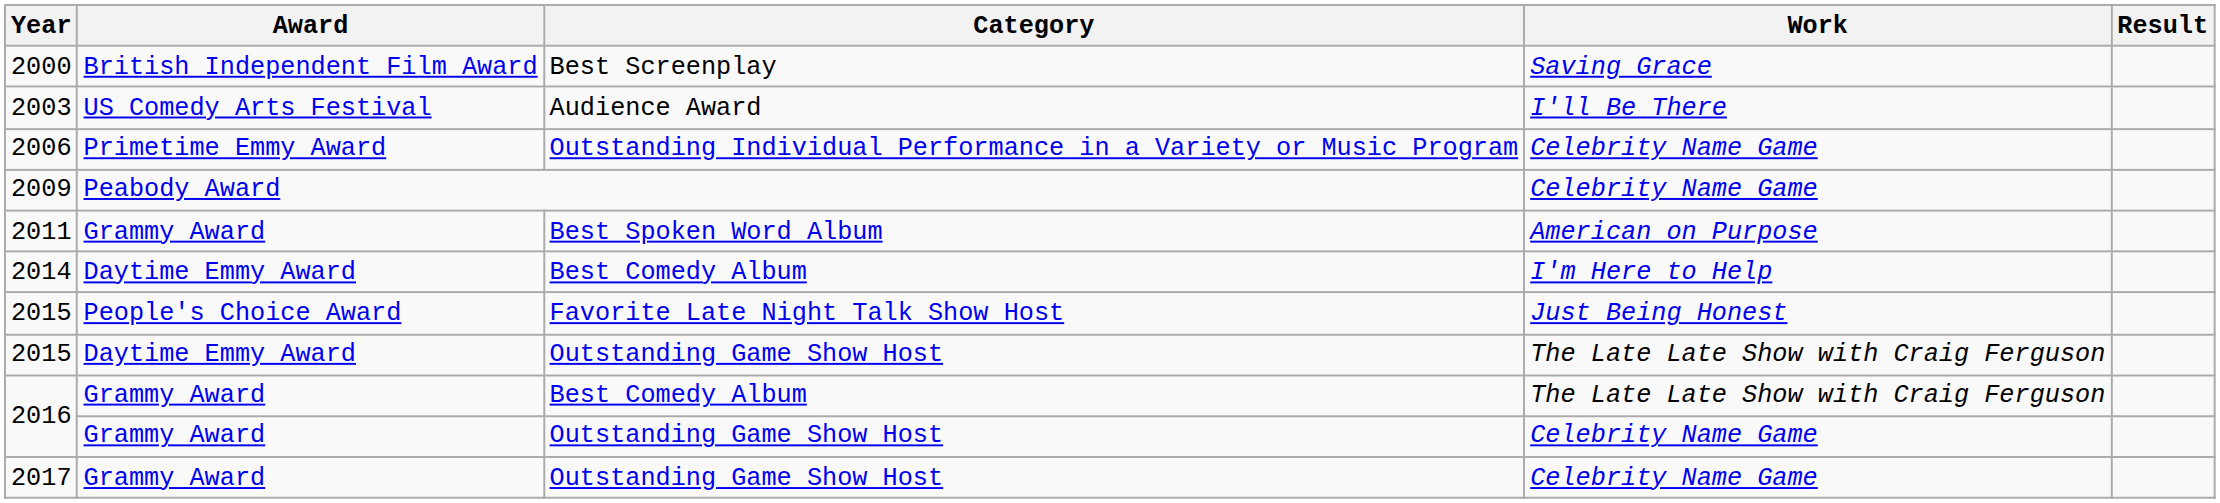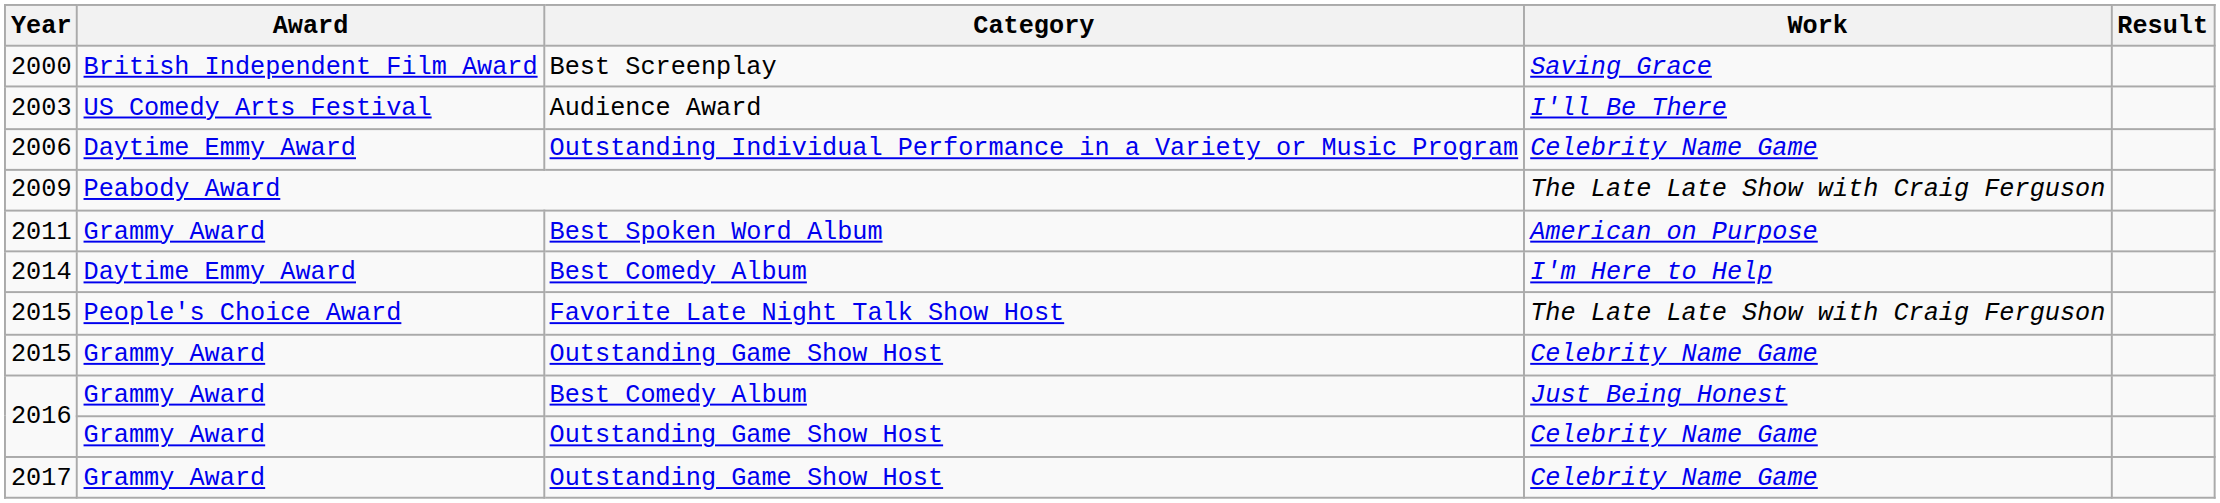(235, 149) Primetime Emmy Award -> (220, 149) Daytime Emmy Award
(1674, 190) Celebrity Name Game -> (1818, 190) The Late Late Show with Craig Ferguson
(1659, 313) Just Being Honest -> (1818, 313) The Late Late Show with Craig Ferguson
(220, 354) Daytime Emmy Award -> (174, 354) Grammy Award
(1818, 354) The Late Late Show with Craig Ferguson -> (1674, 354) Celebrity Name Game
(1818, 395) The Late Late Show with Craig Ferguson -> (1659, 395) Just Being Honest
